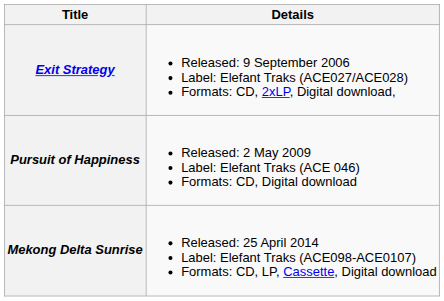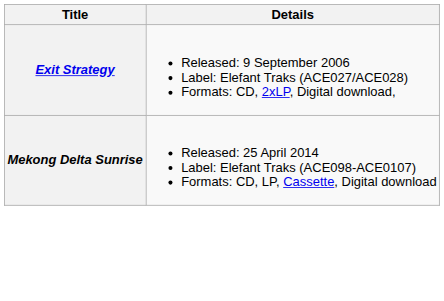- row: (75, 160)
